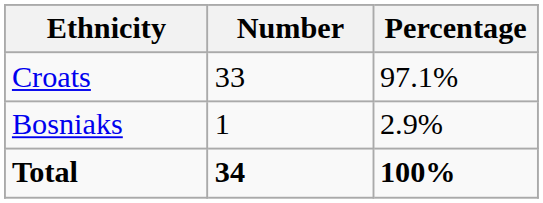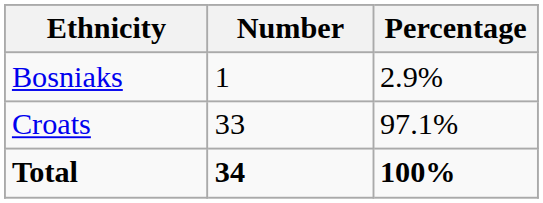rows swapped: (51, 76) <-> (67, 124)
